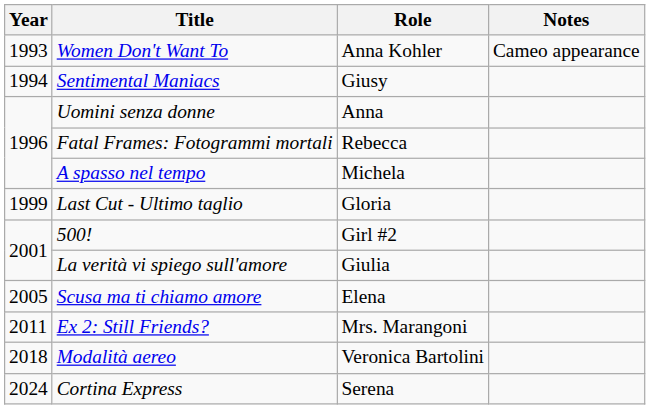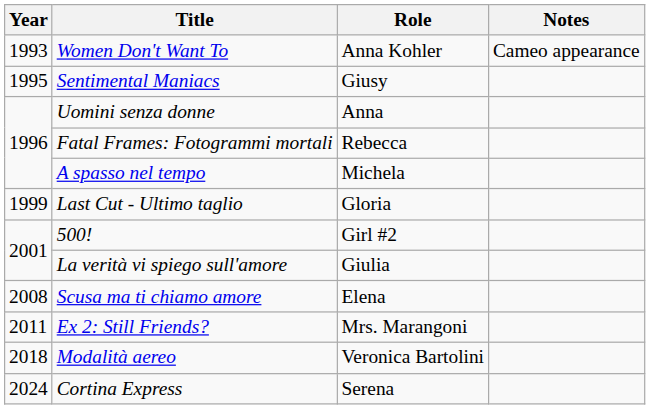(28, 81) 1994 -> (28, 81) 1995
(28, 296) 2005 -> (28, 296) 2008
